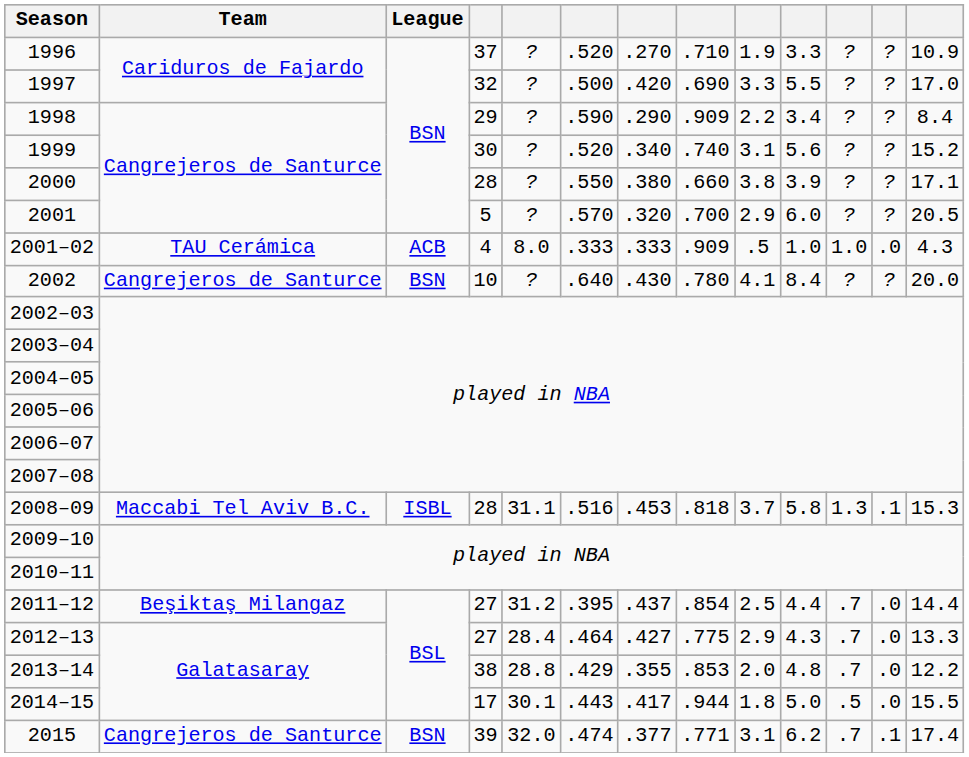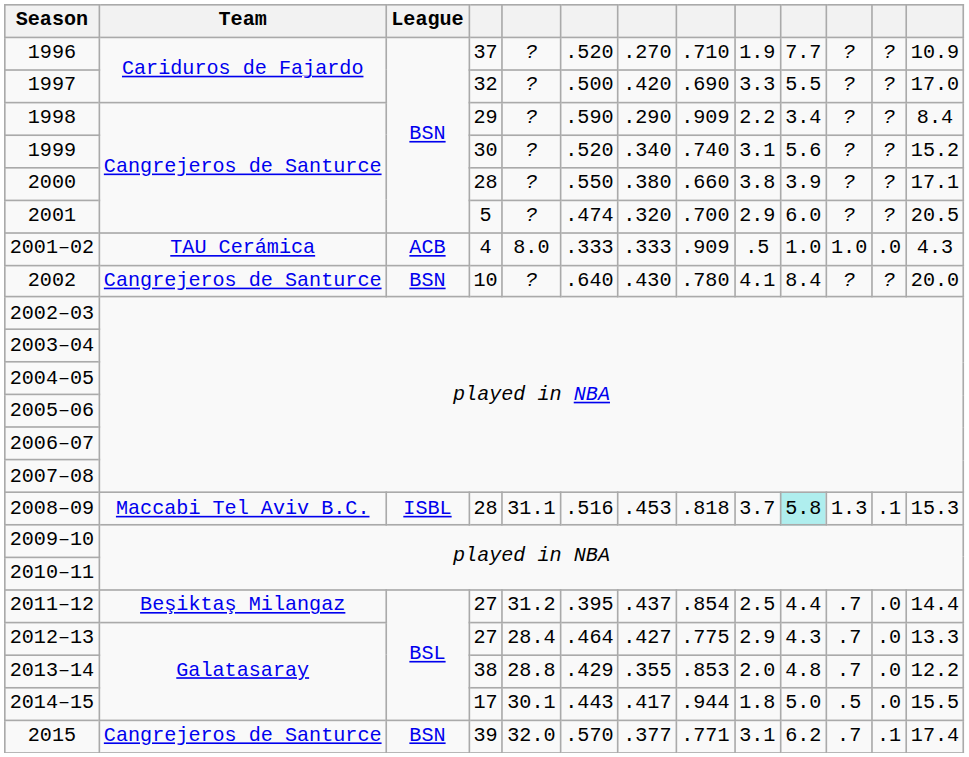(803, 54) 3.3 -> (803, 54) 7.7
(589, 216) .570 -> (589, 216) .474
(803, 509) no background -> (803, 509) paleturquoise background
(589, 736) .474 -> (589, 736) .570
